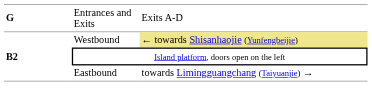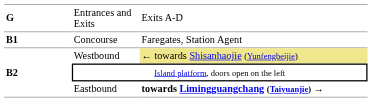+ row: (96, 40)
(227, 73) normal -> (233, 89) bold
